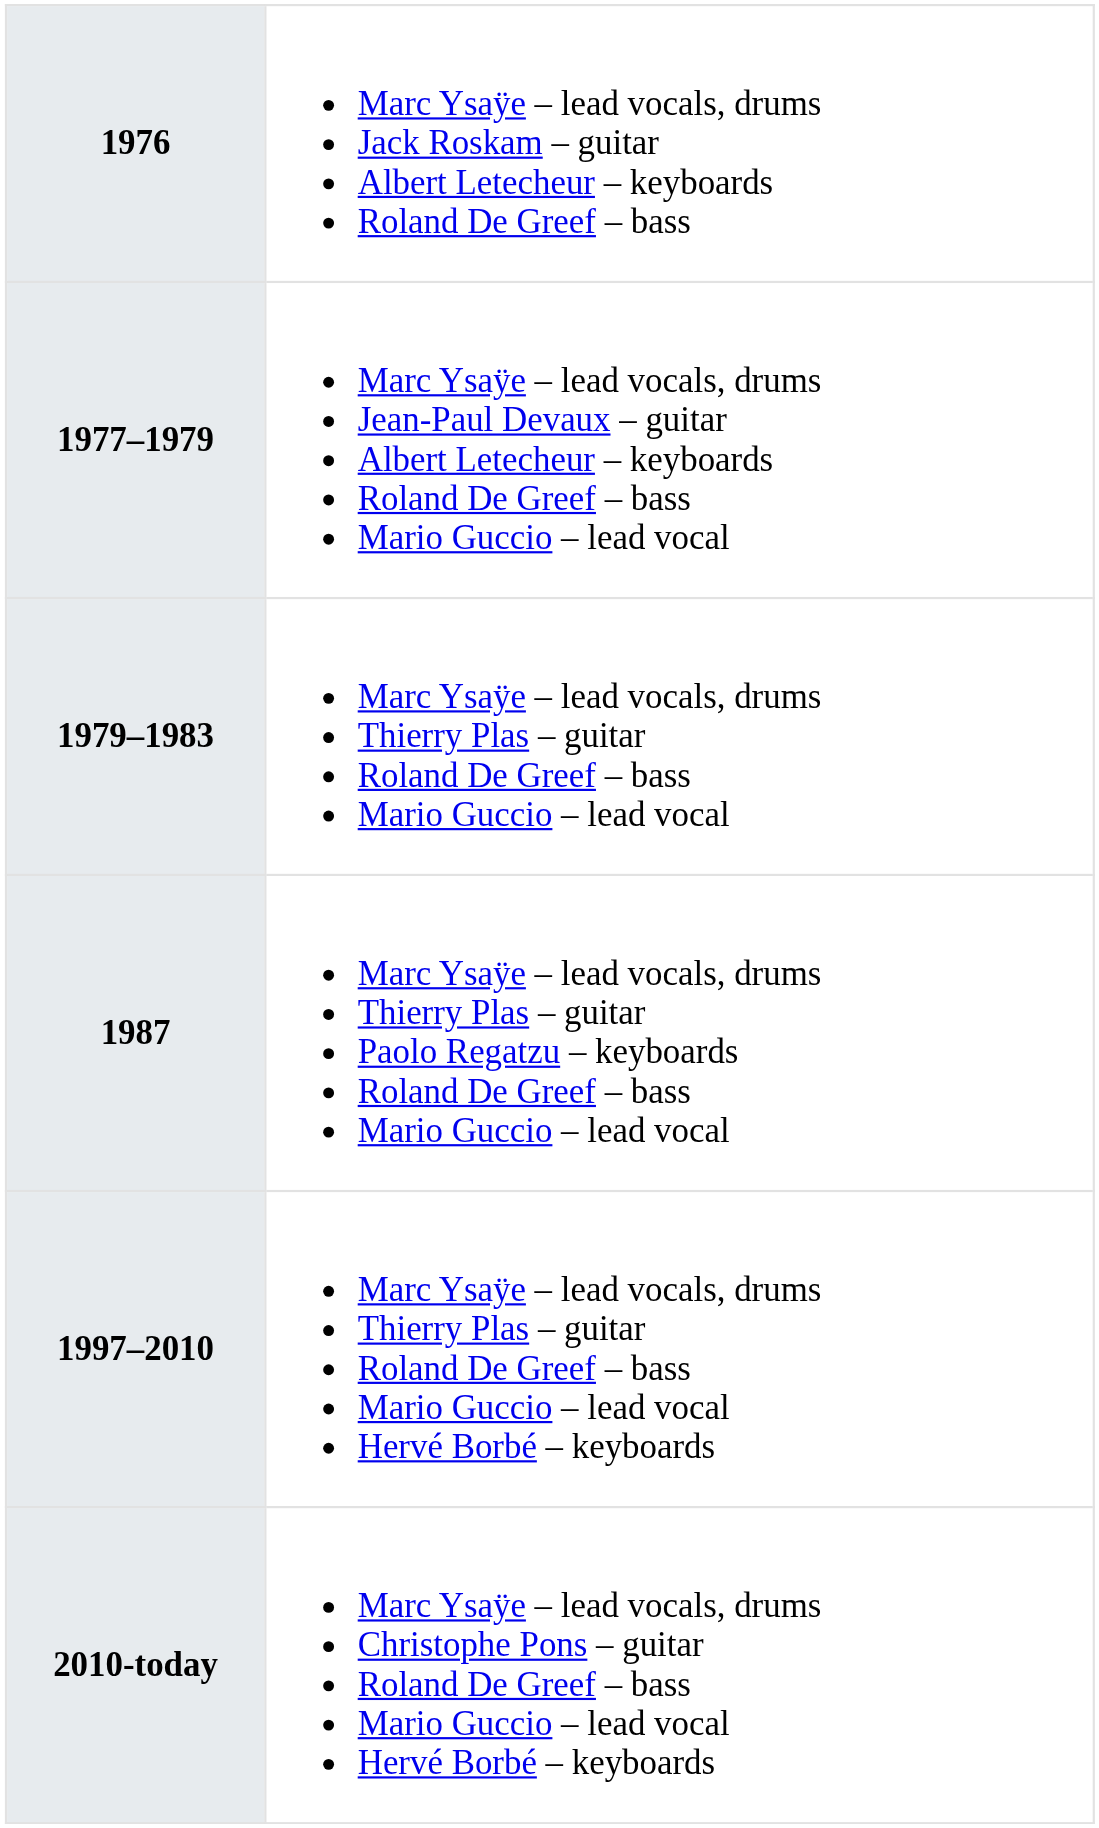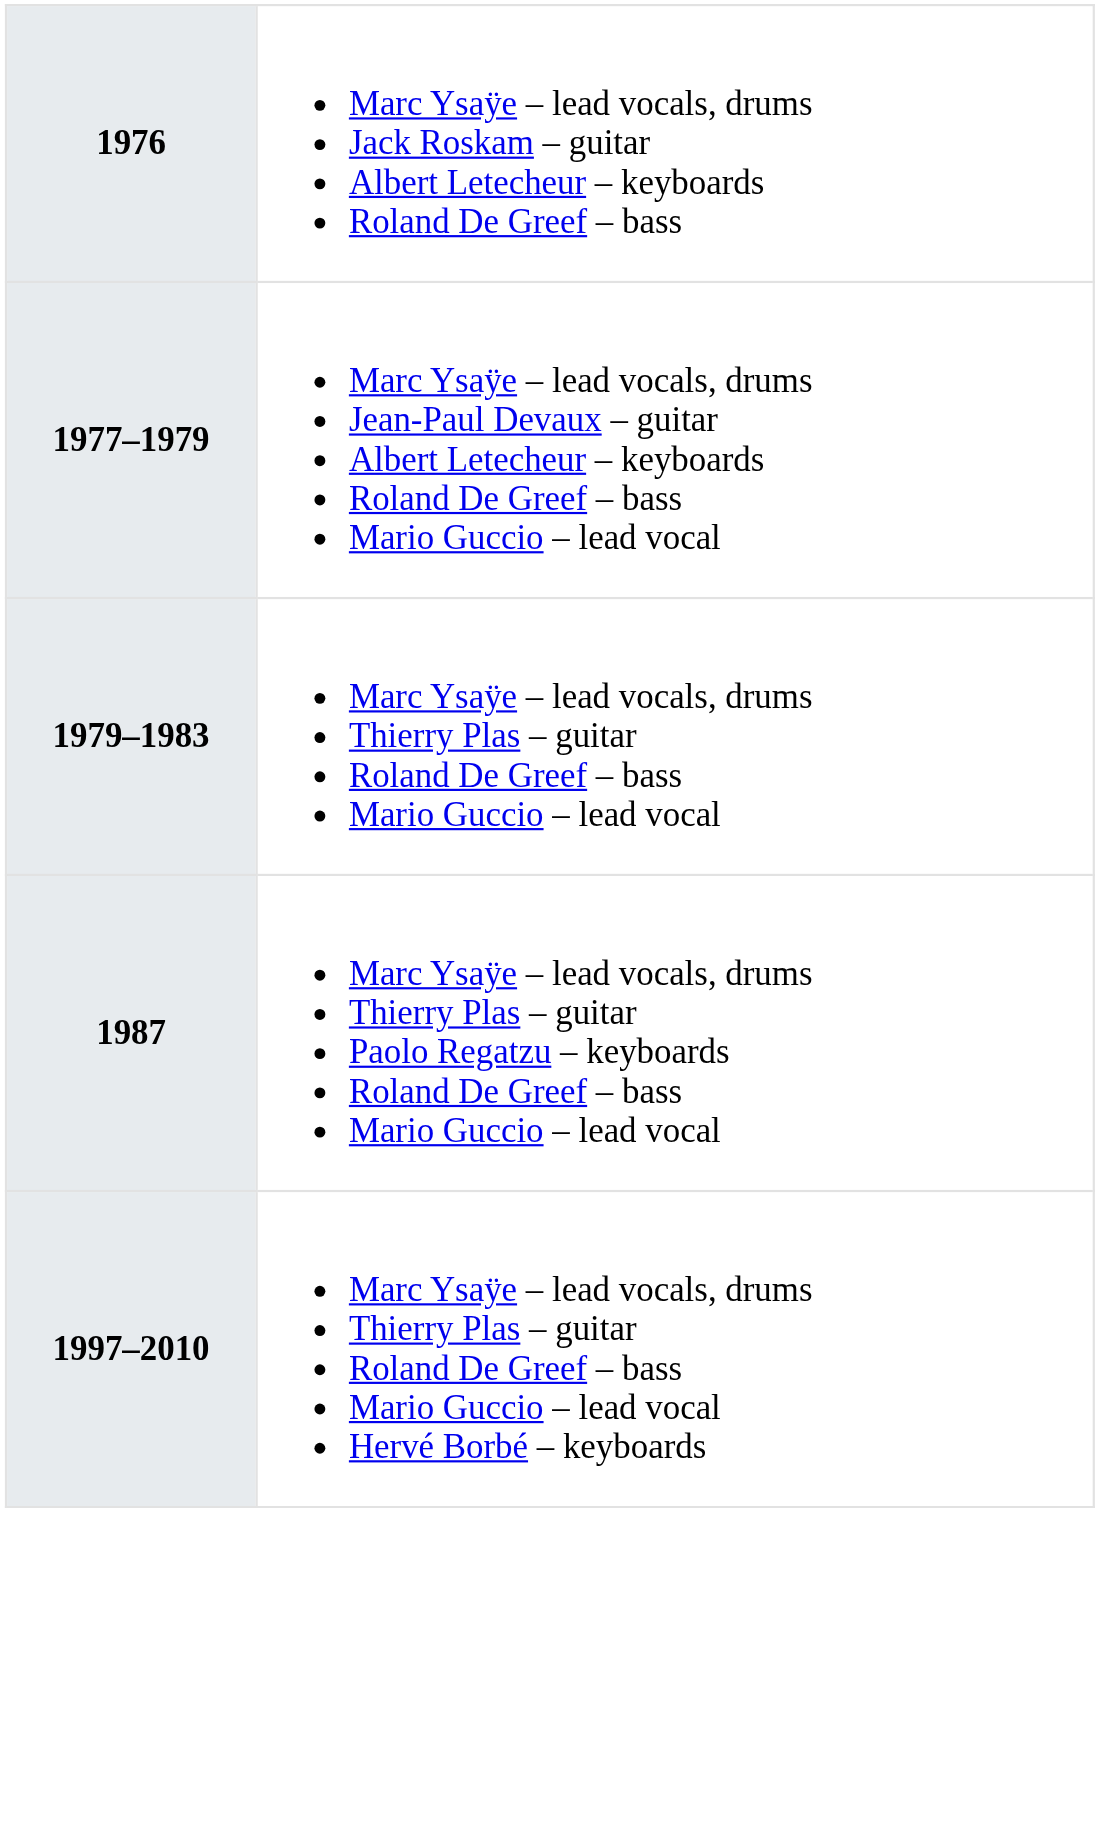- row: (136, 1664)
